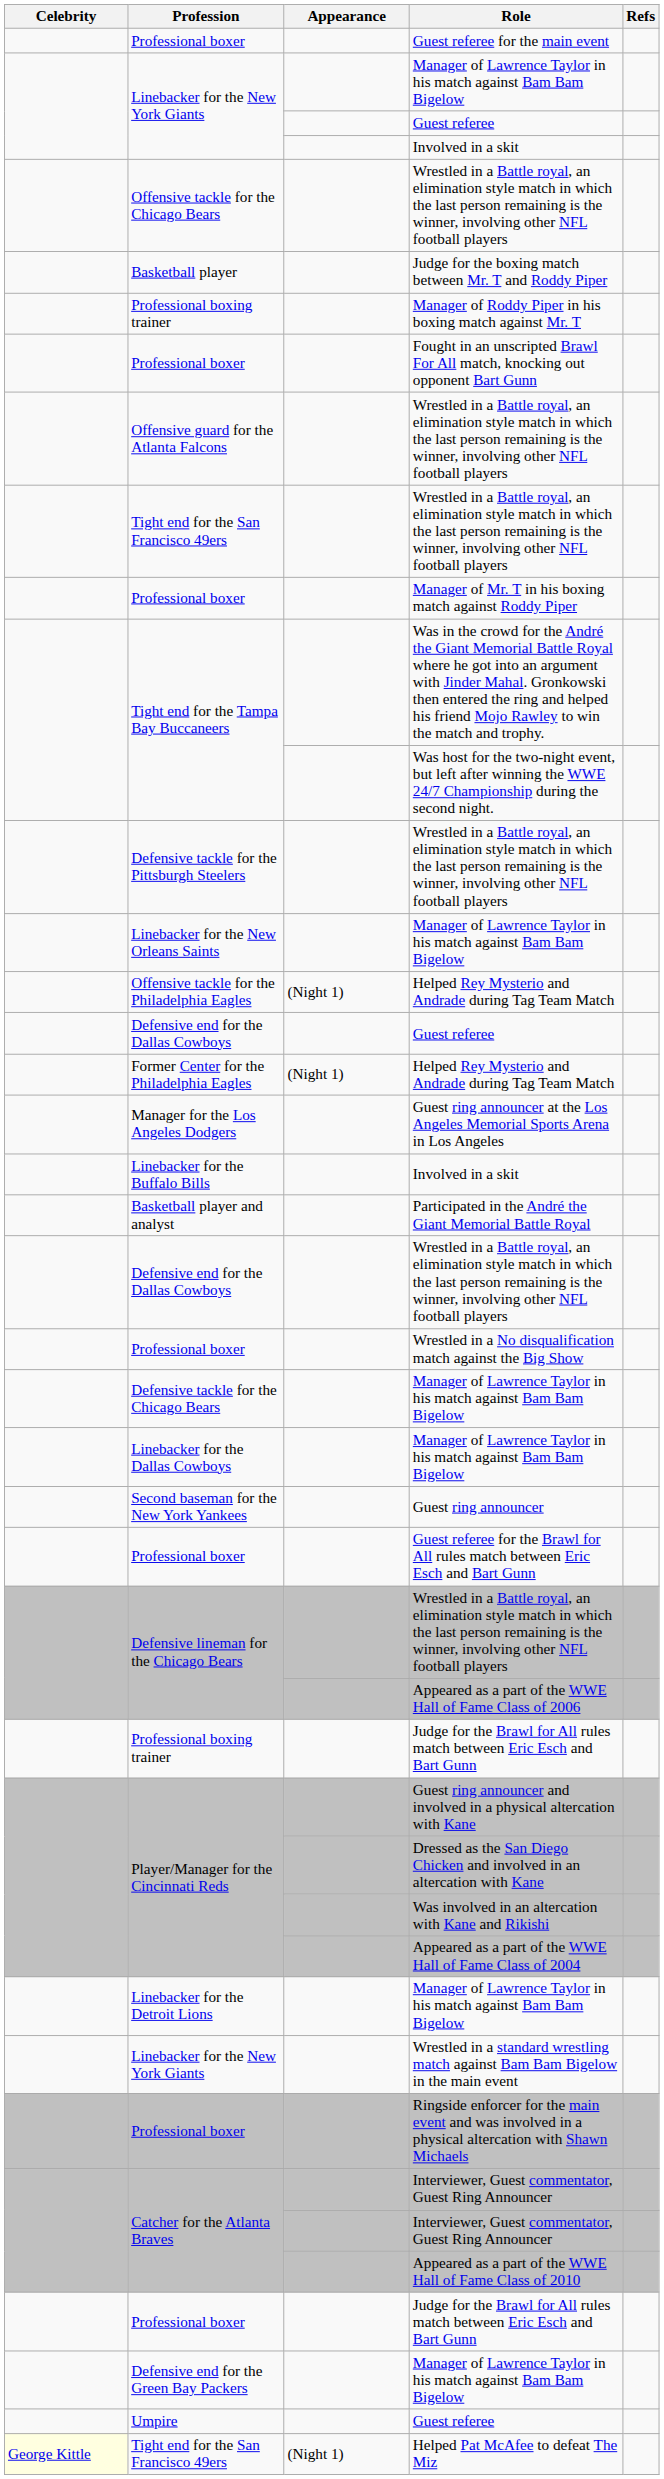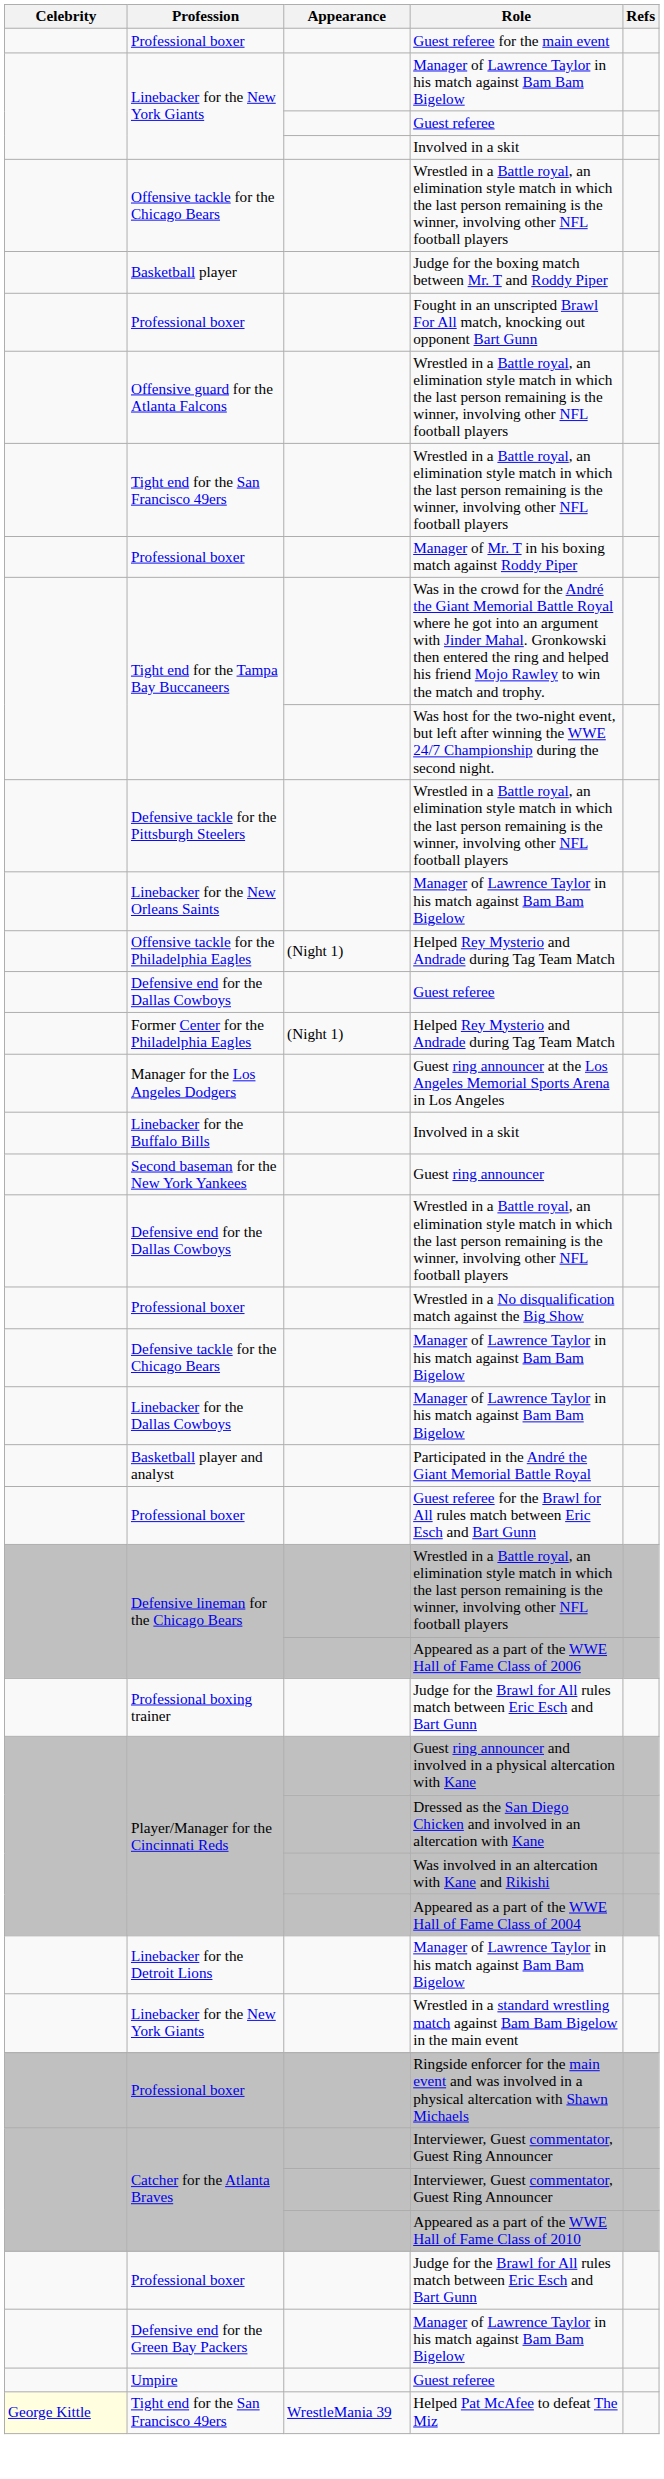- row: (192, 313)
rows swapped: (204, 1506) <-> (197, 1215)
(316, 2453) (Night 1) -> (339, 2412) WrestleMania 39
